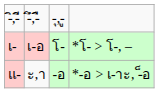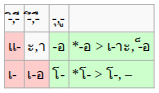rows swapped: (36, 46) <-> (37, 74)
